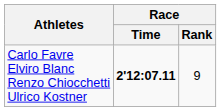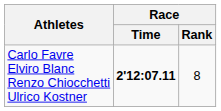(197, 76) 9 -> (197, 76) 8
